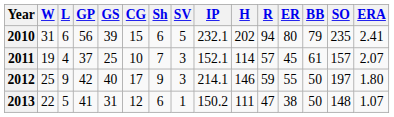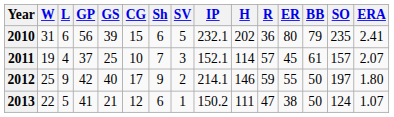(268, 36) 94 -> (268, 36) 36
(183, 79) 3 -> (183, 79) 2
(110, 101) 31 -> (110, 101) 21
(341, 101) 148 -> (341, 101) 124
